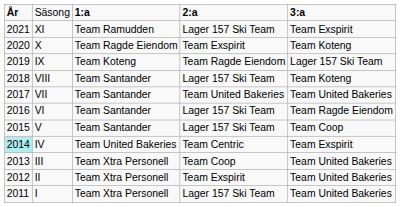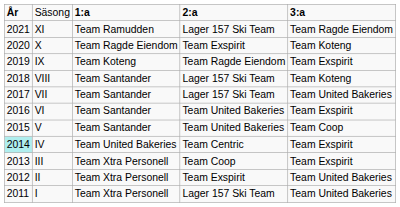(321, 29) Team Exspirit -> (342, 29) Team Ragde Eiendom
(336, 62) Lager 157 Ski Team -> (321, 62) Team Exspirit
(233, 95) Team United Bakeries -> (229, 95) Lager 157 Ski Team
(229, 111) Lager 157 Ski Team -> (233, 111) Team United Bakeries
(342, 111) Team Ragde Eiendom -> (321, 111) Team Exspirit
(229, 128) Lager 157 Ski Team -> (233, 128) Team United Bakeries
(341, 161) Team United Bakeries -> (321, 161) Team Exspirit
